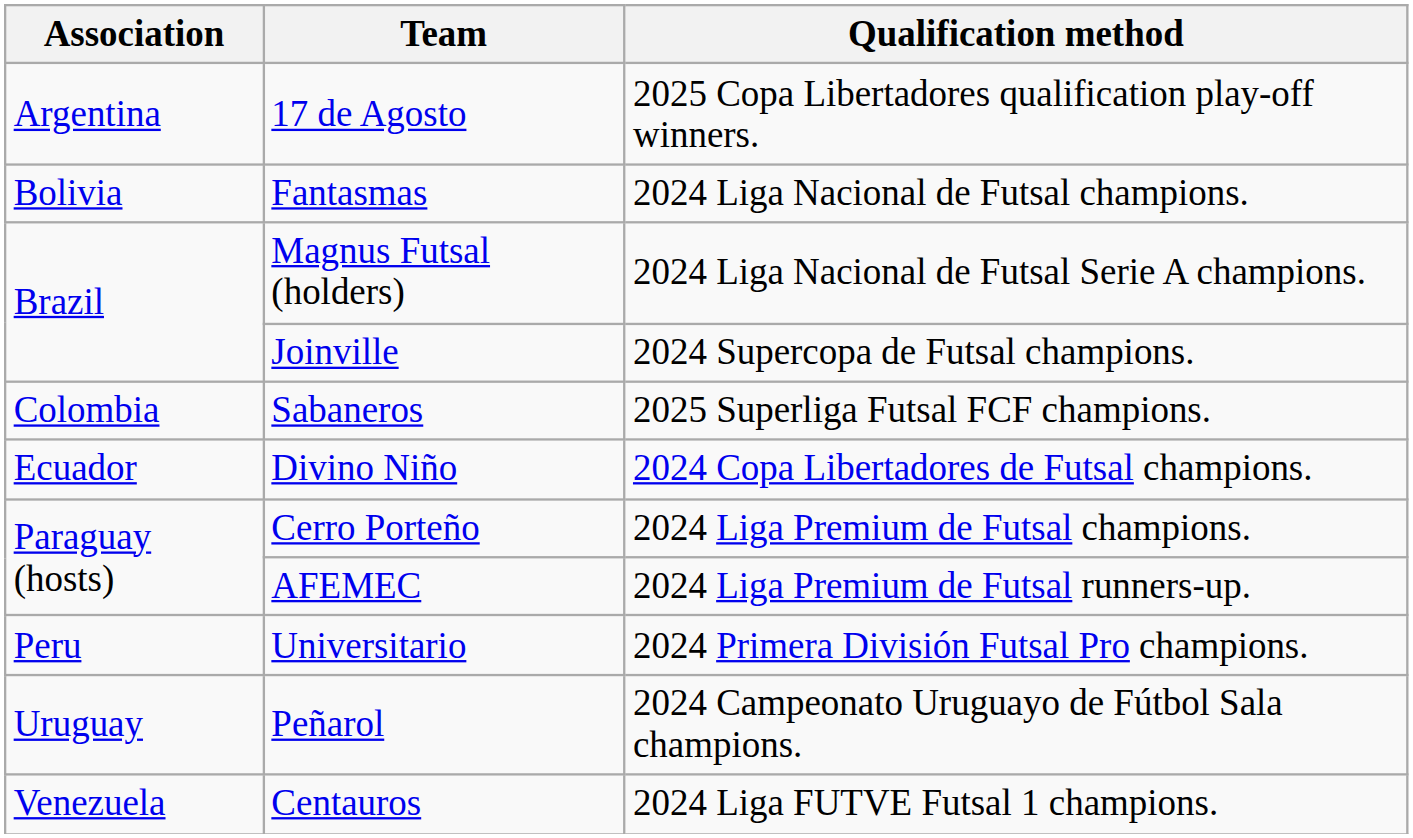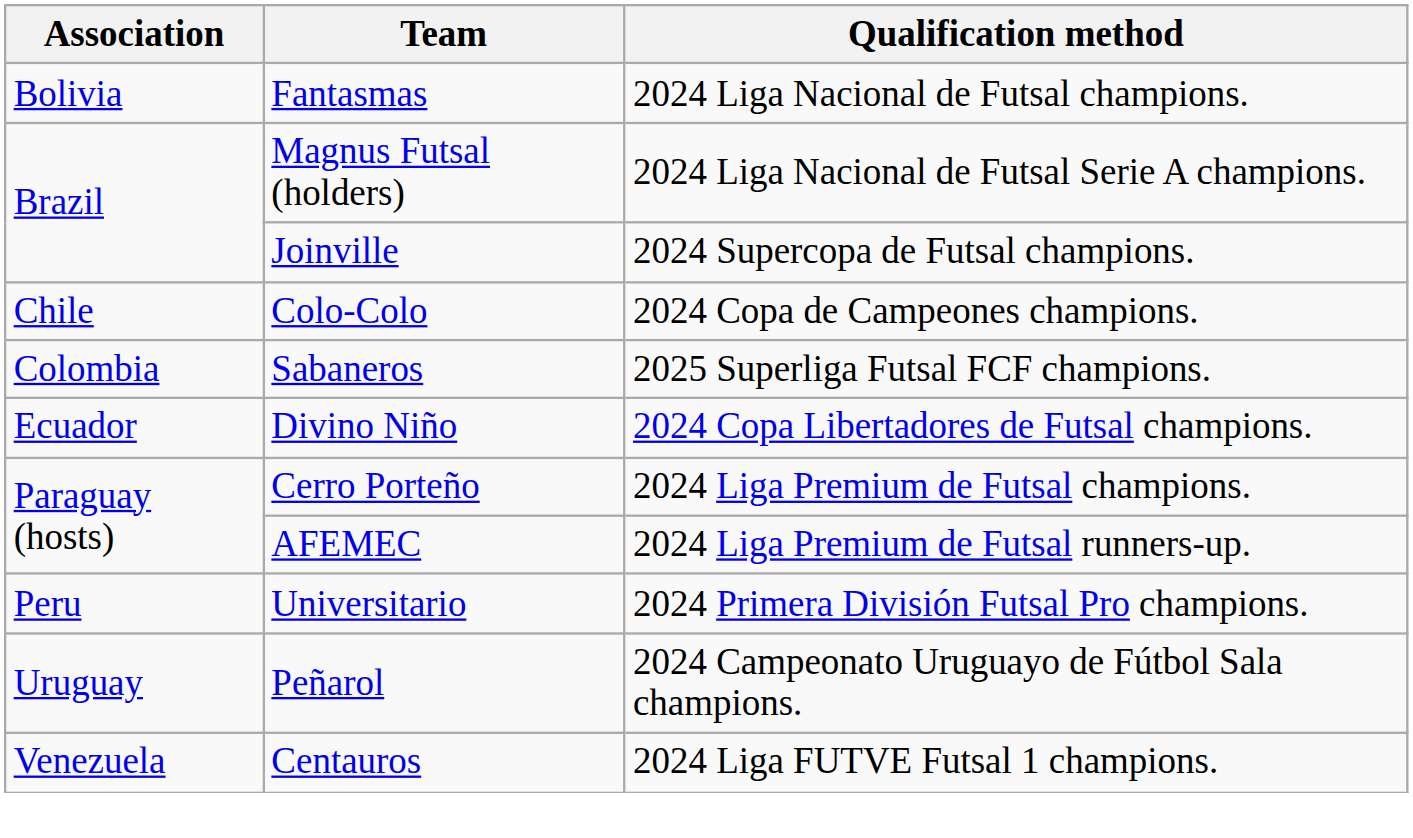- row: (369, 113)
+ row: (349, 309)
